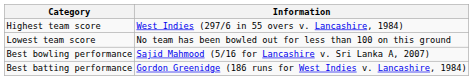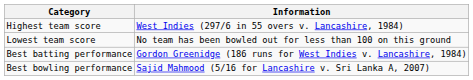rows swapped: (69, 68) <-> (69, 54)
